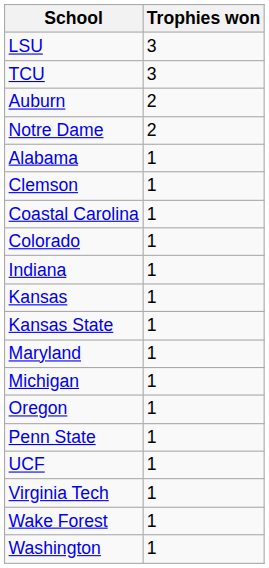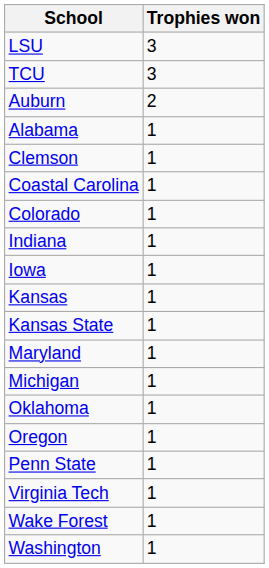- row: (56, 130)
+ row: (27, 269)
+ row: (49, 409)
- row: (27, 465)
